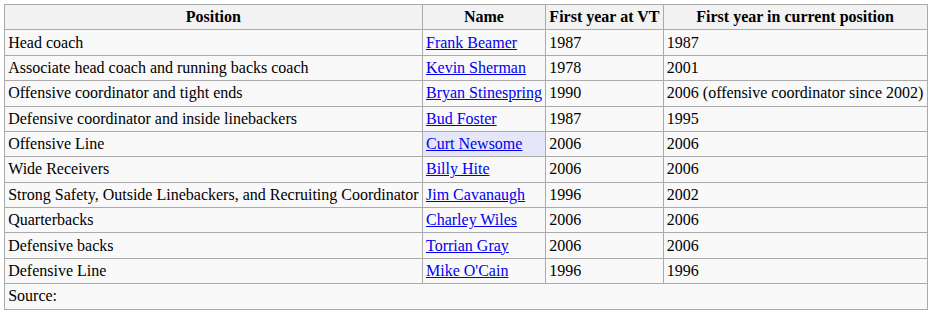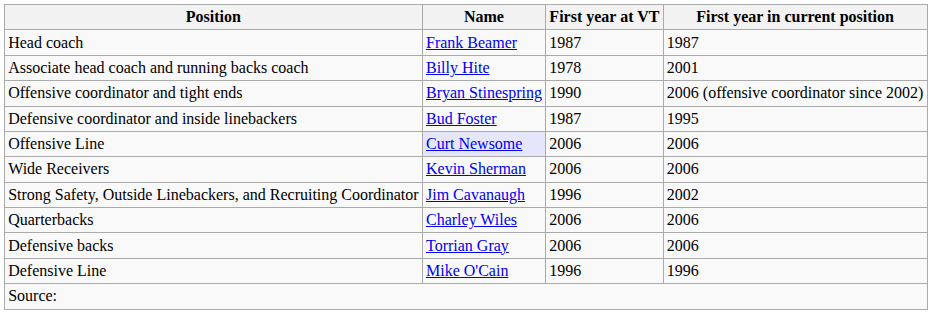(476, 67) Kevin Sherman -> (458, 67) Billy Hite
(458, 169) Billy Hite -> (476, 169) Kevin Sherman
